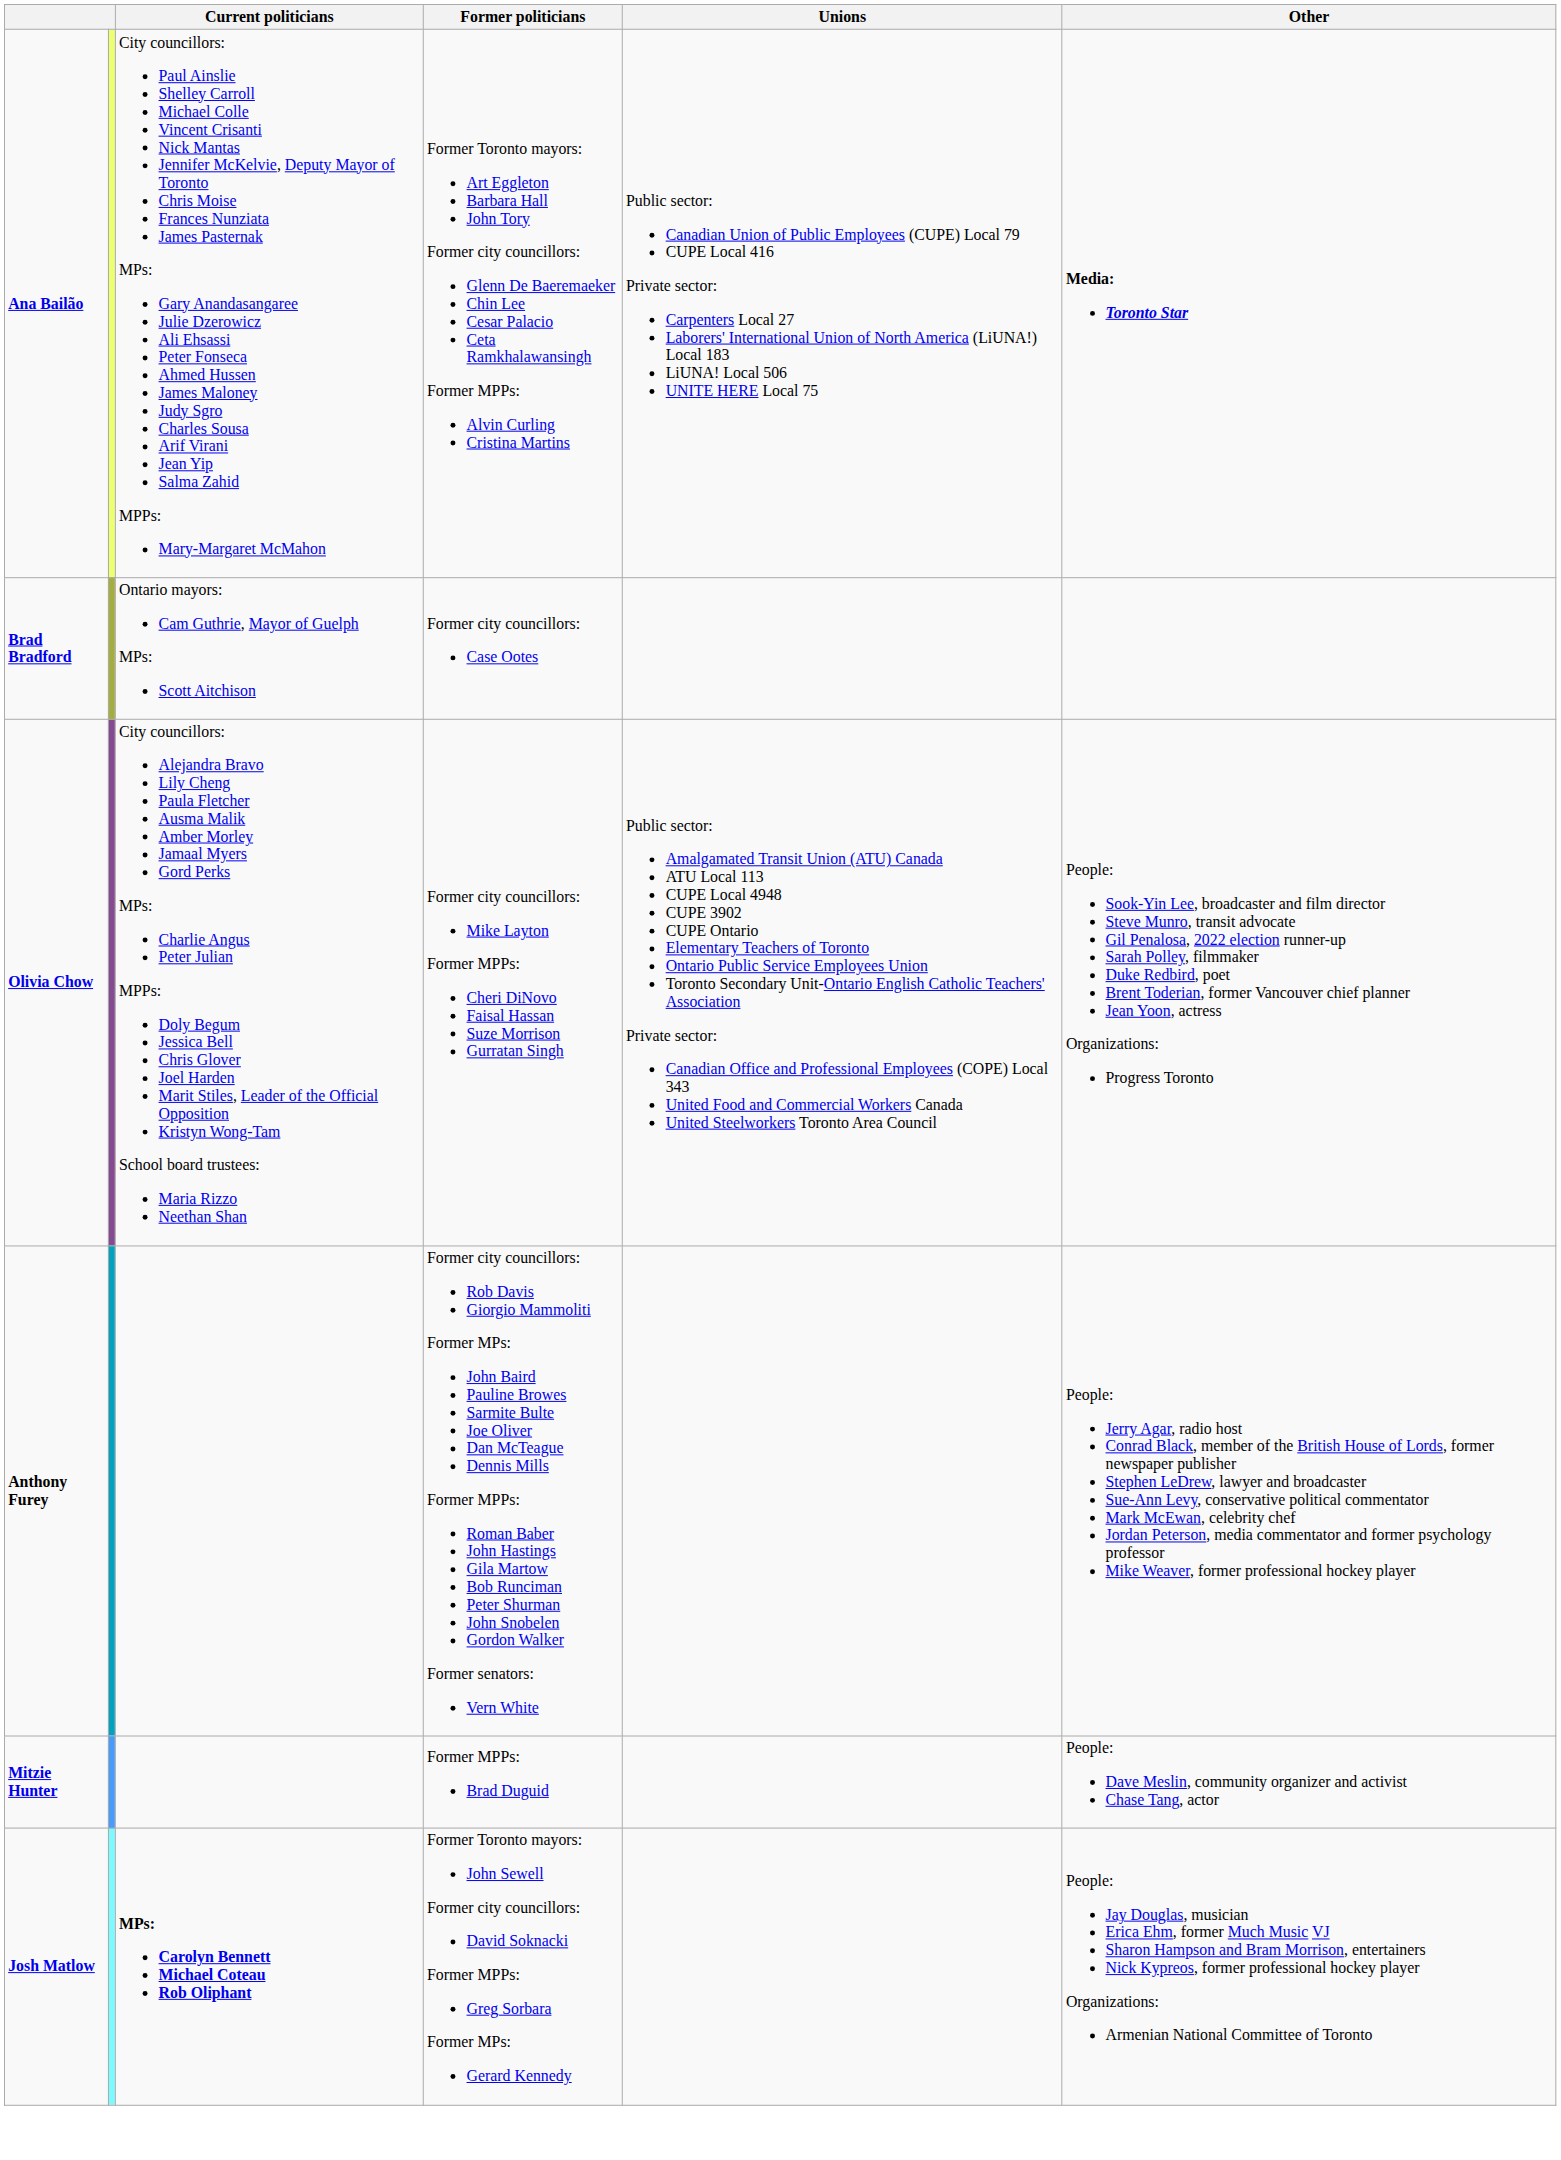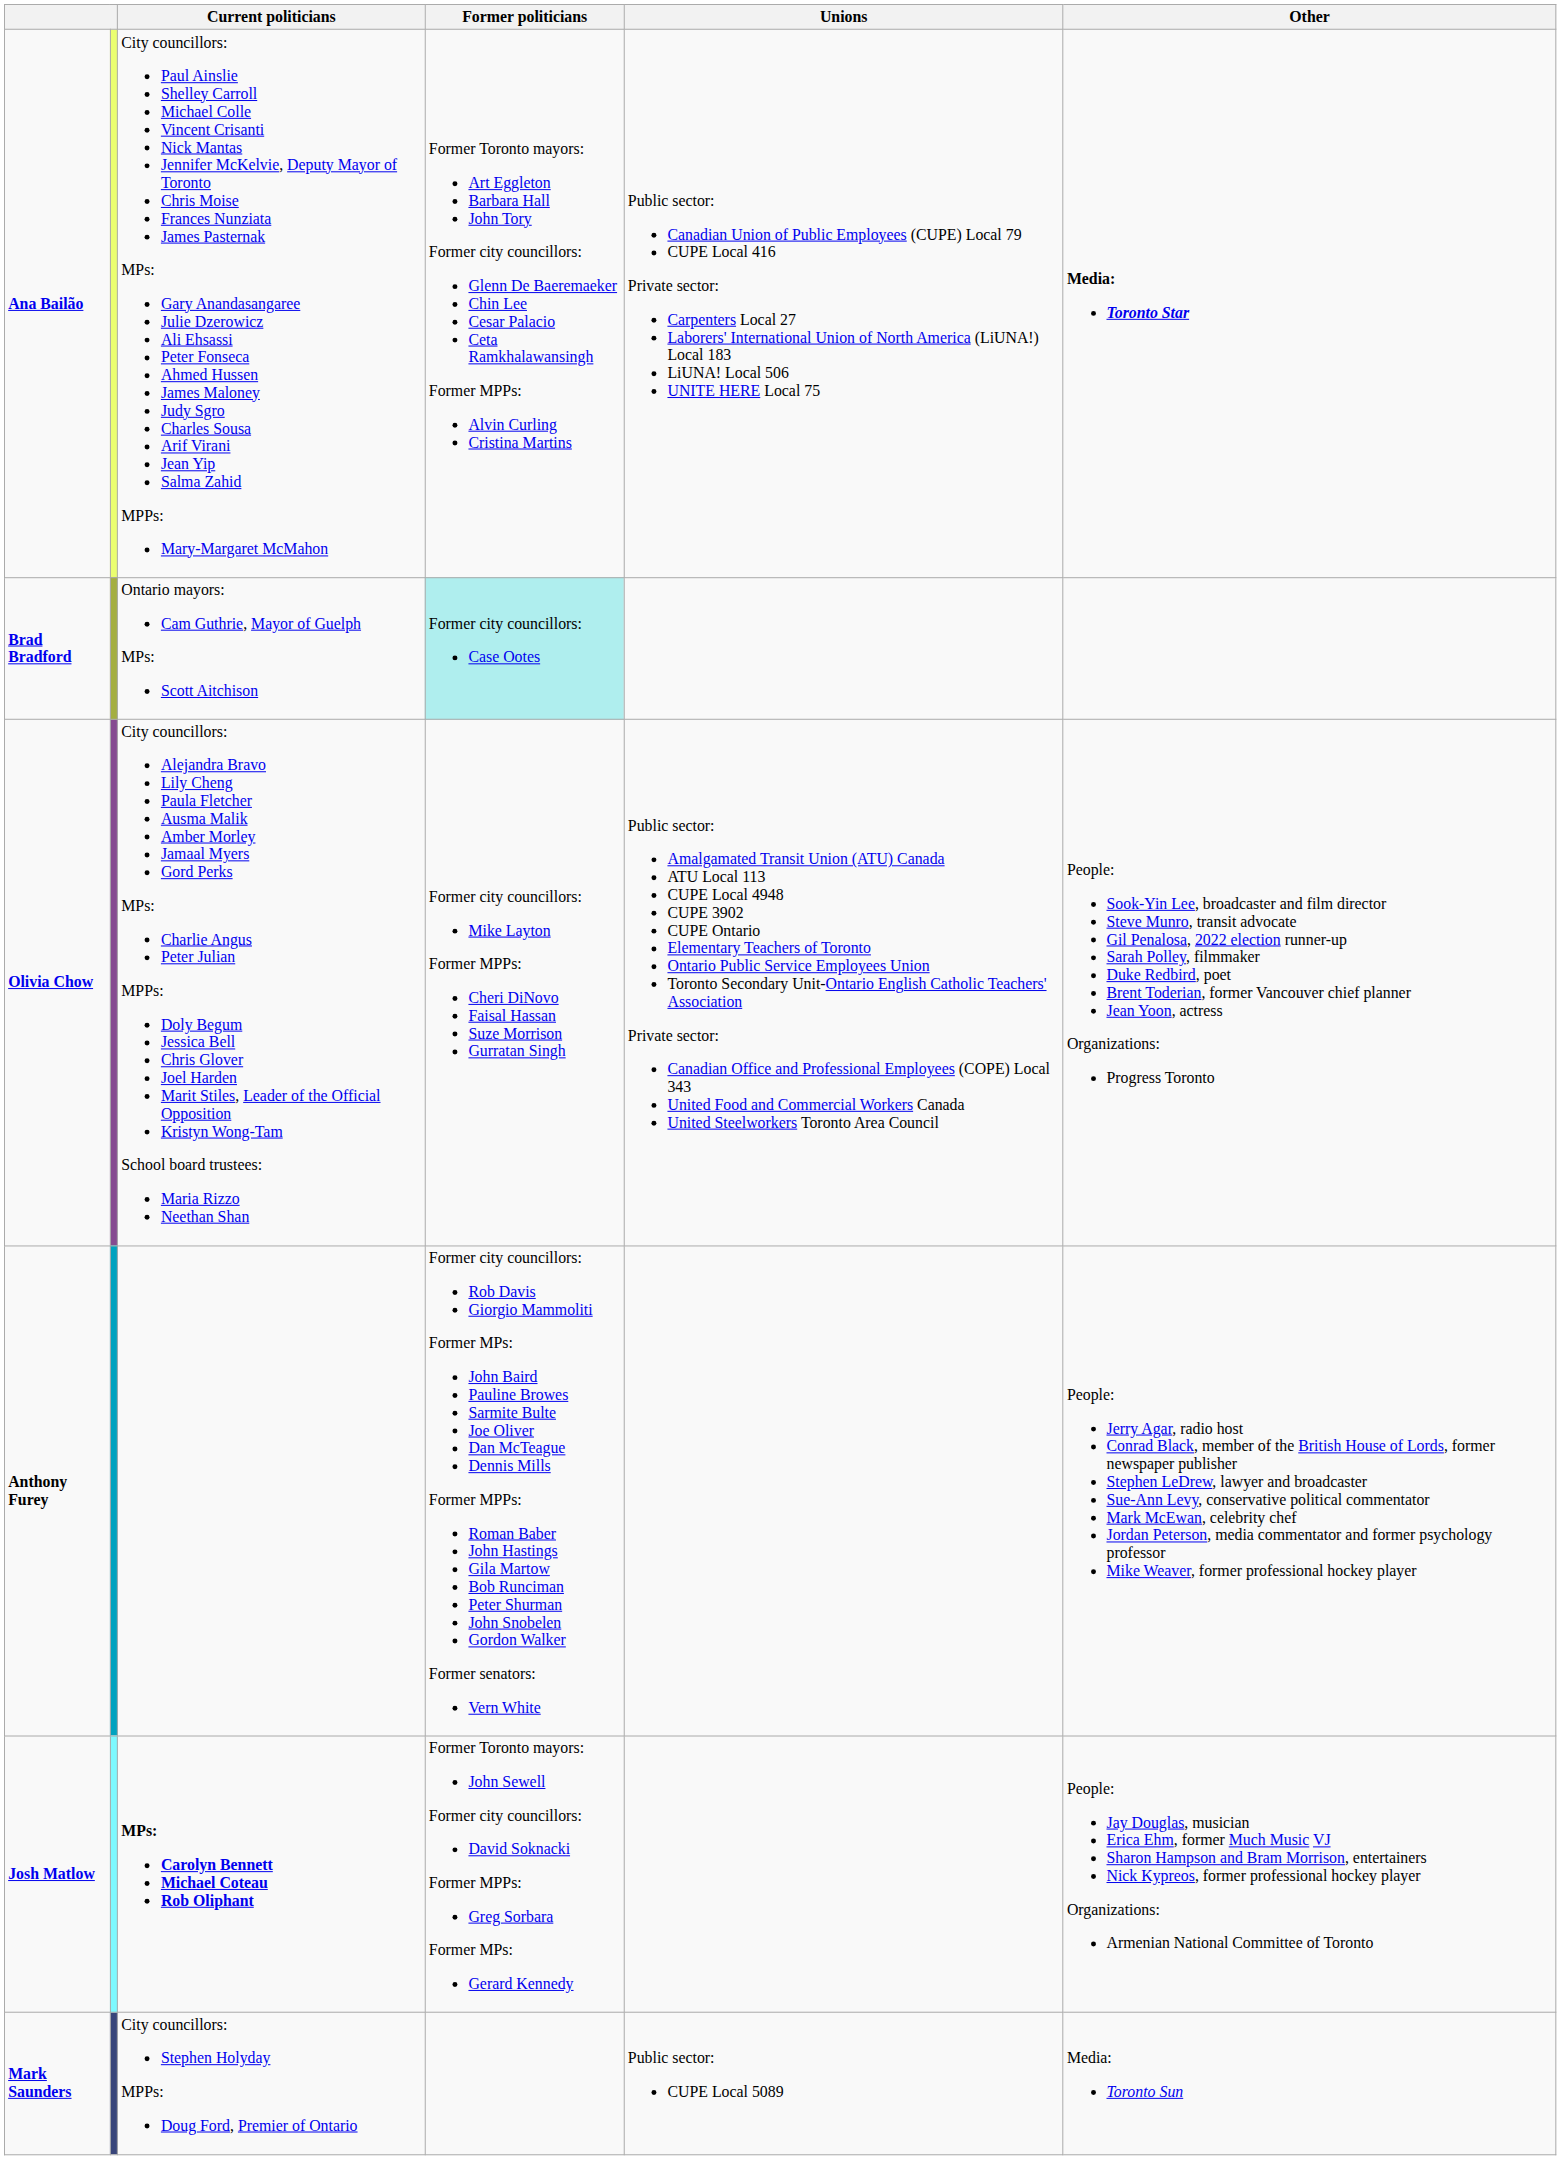(523, 641) no background -> (525, 641) paleturquoise background
- row: (33, 1782)
+ row: (40, 2083)
